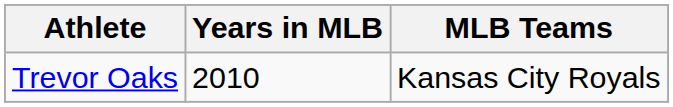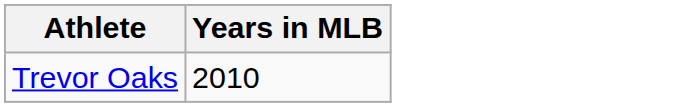- column: (529, 28)
